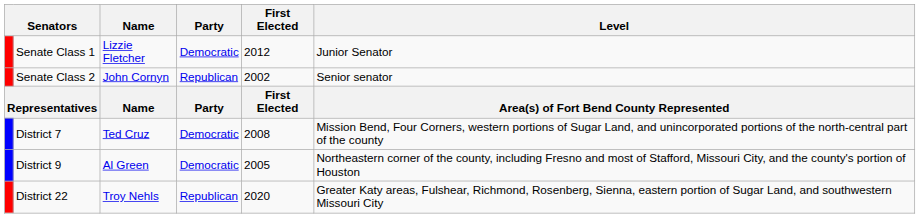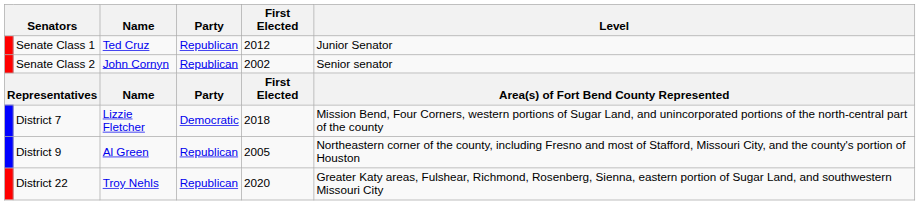(124, 51) Lizzie Fletcher -> (126, 45) Ted Cruz
(209, 51) Democratic -> (209, 45) Republican
(126, 133) Ted Cruz -> (124, 120) Lizzie Fletcher
(257, 133) 2008 -> (257, 120) 2018
(209, 165) Democratic -> (209, 152) Republican
